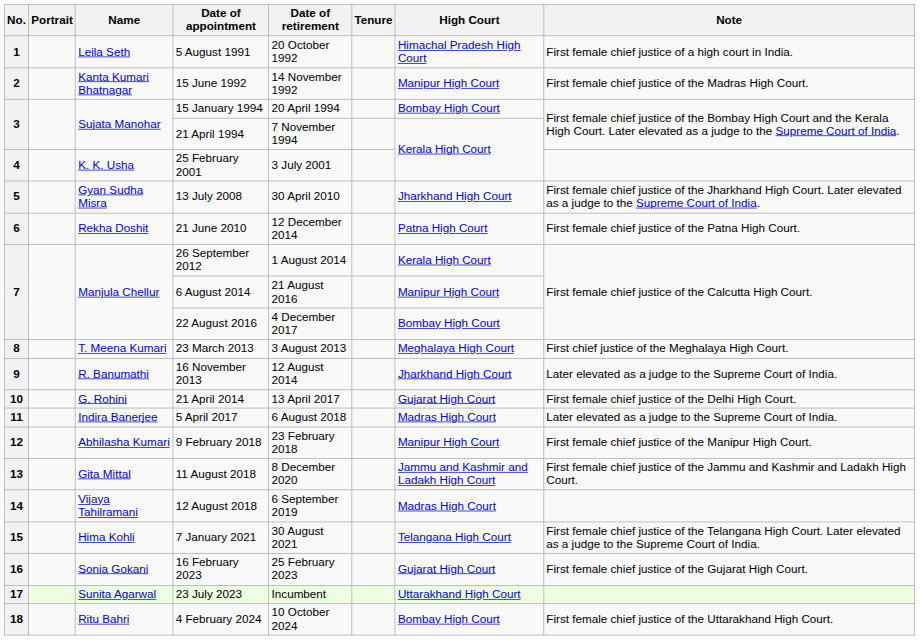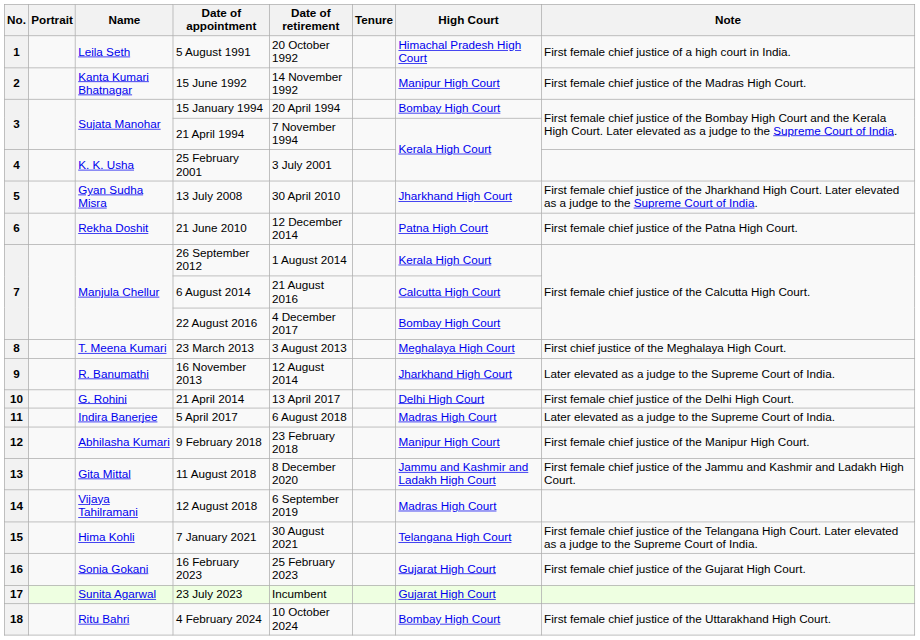(449, 292) Manipur High Court -> (449, 292) Calcutta High Court
(447, 399) Gujarat High Court -> (441, 399) Delhi High Court
(459, 594) Uttarakhand High Court -> (447, 594) Gujarat High Court
